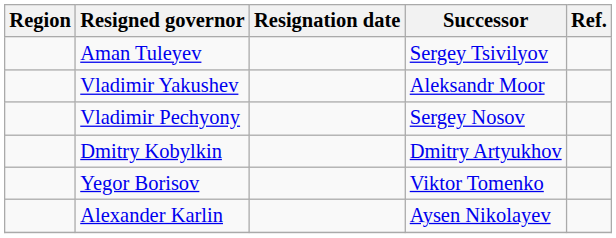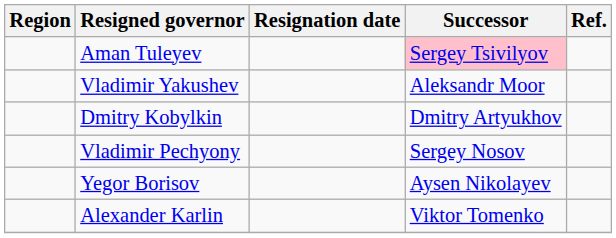(479, 53) no background -> (479, 53) pink background
rows swapped: (151, 150) <-> (160, 118)
(477, 183) Viktor Tomenko -> (480, 183) Aysen Nikolayev
(480, 215) Aysen Nikolayev -> (477, 215) Viktor Tomenko
